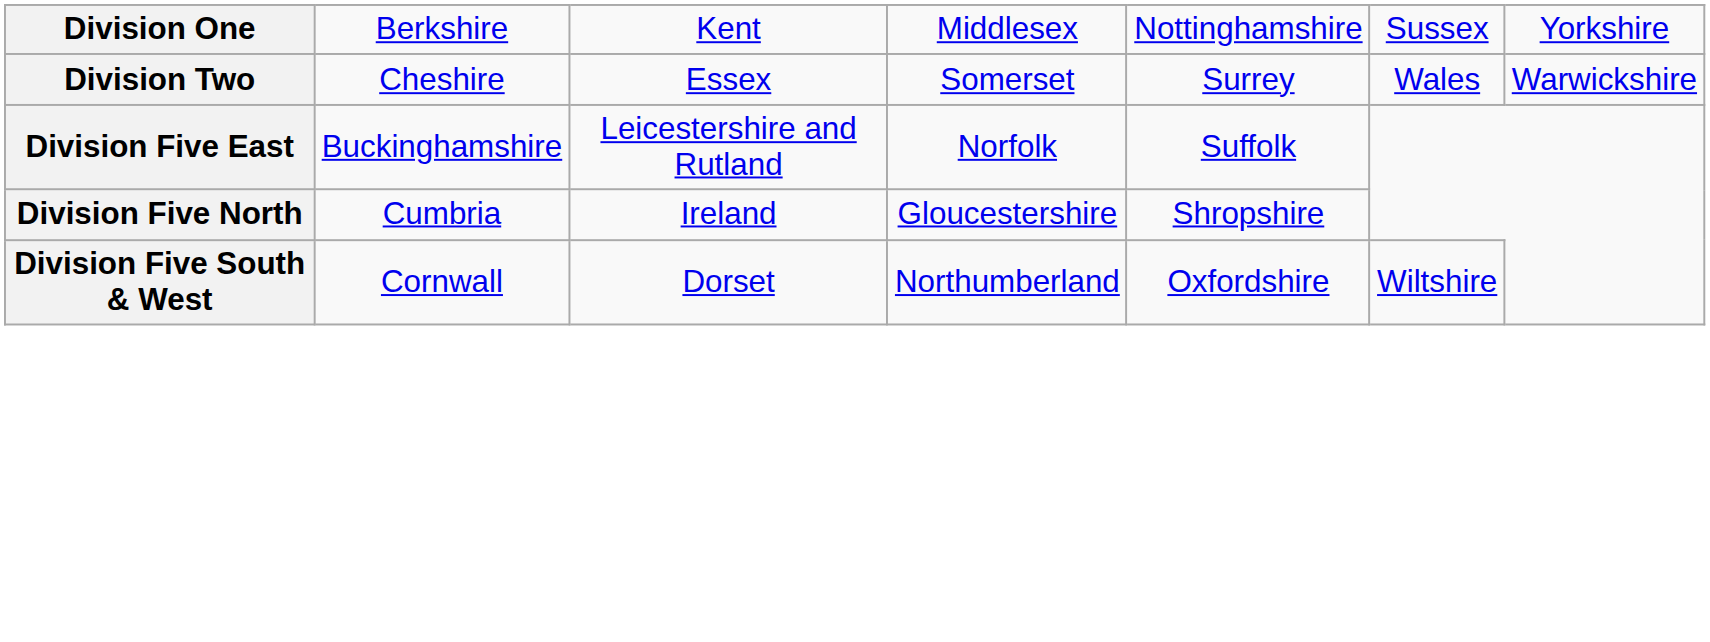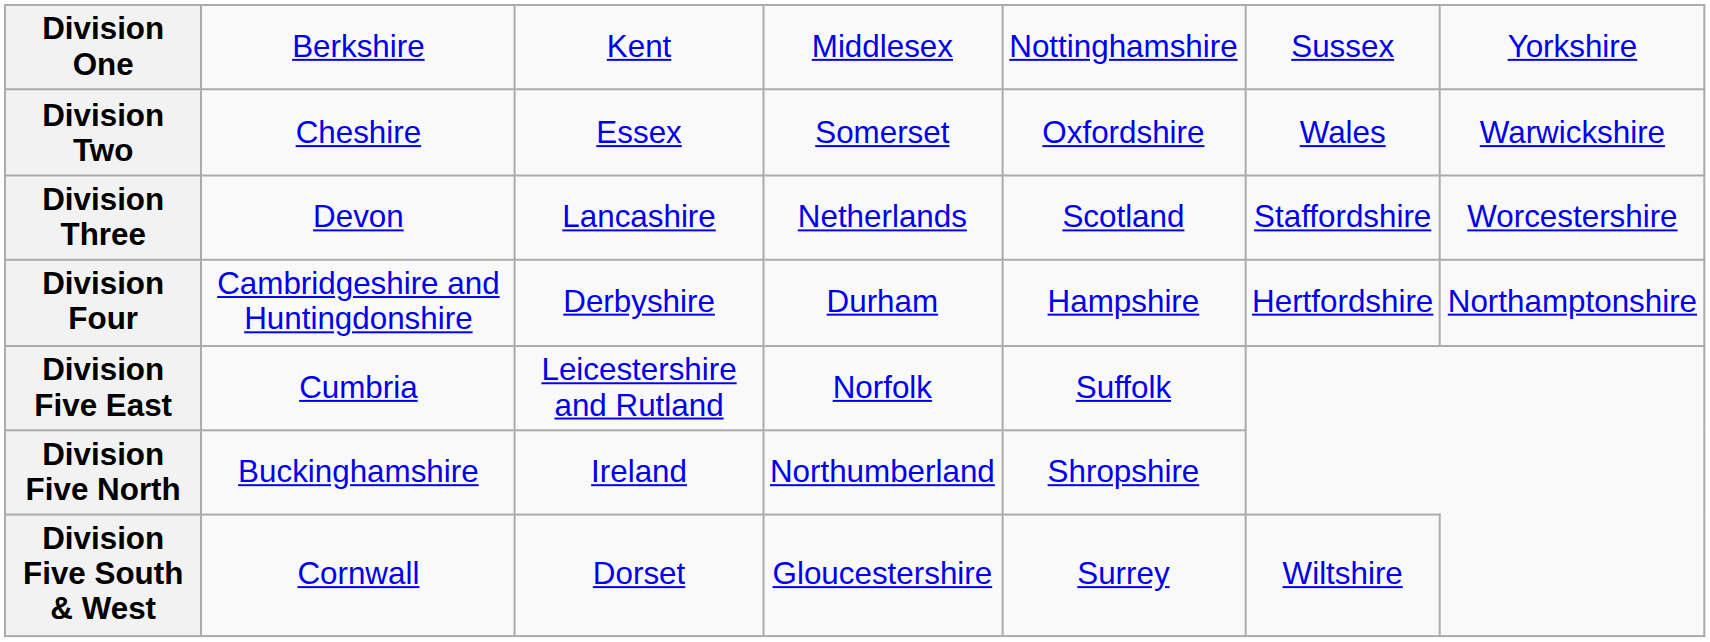(1248, 79) Surrey -> (1123, 132) Oxfordshire
+ row: (103, 217)
+ row: (103, 302)
(442, 146) Buckinghamshire -> (358, 387) Cumbria
(442, 213) Cumbria -> (358, 472) Buckinghamshire
(1007, 213) Gloucestershire -> (882, 472) Northumberland
(1007, 281) Northumberland -> (882, 574) Gloucestershire
(1248, 281) Oxfordshire -> (1123, 574) Surrey
